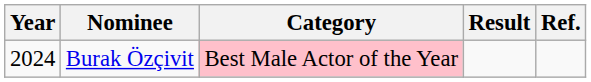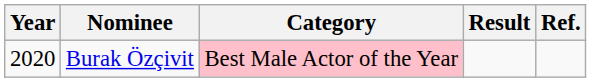(33, 58) 2024 -> (33, 58) 2020
